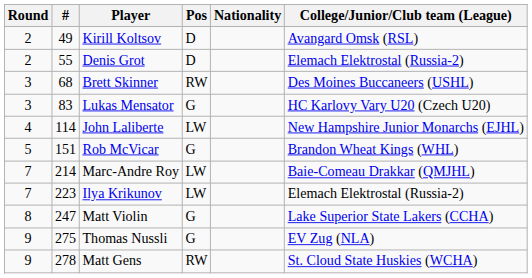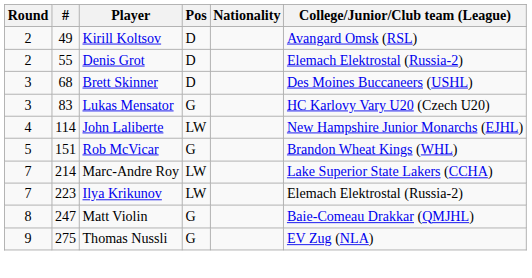(197, 82) RW -> (191, 82) D
(381, 171) Baie-Comeau Drakkar (QMJHL) -> (390, 171) Lake Superior State Lakers (CCHA)
(391, 216) Lake Superior State Lakers (CCHA) -> (380, 216) Baie-Comeau Drakkar (QMJHL)
- row: (112, 261)
